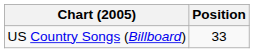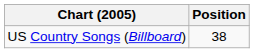(219, 36) 33 -> (219, 36) 38
